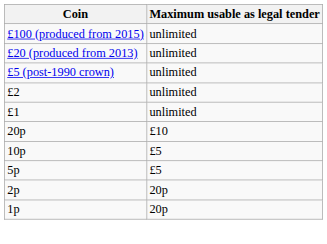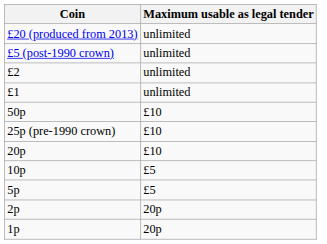- row: (75, 33)
+ row: (16, 111)
+ row: (61, 131)
